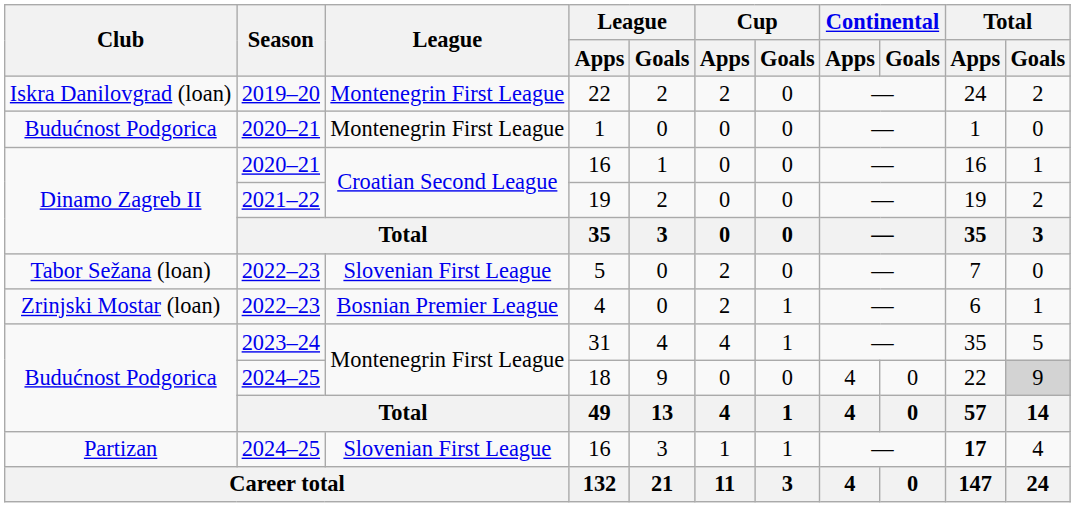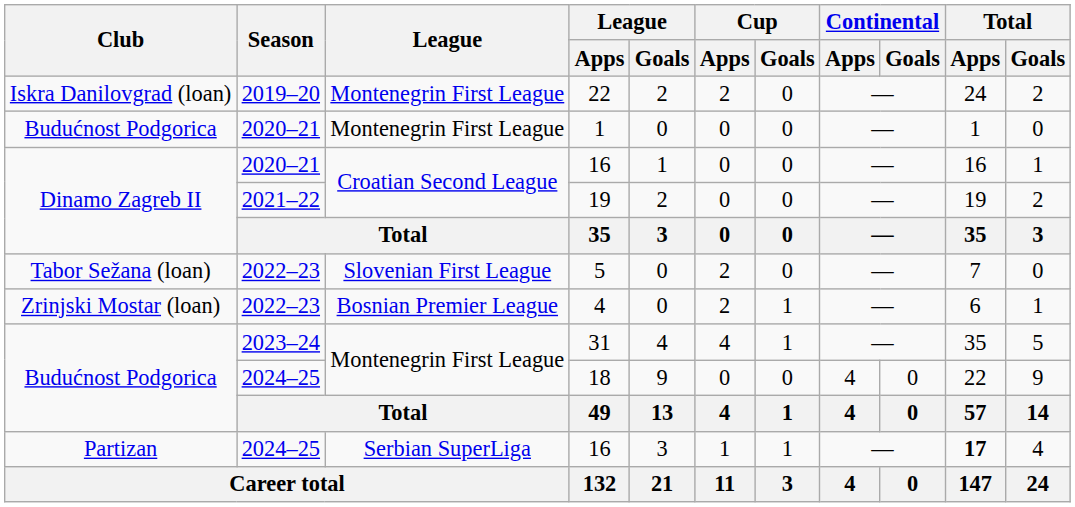(1038, 377) lightgrey background -> (1038, 377) no background
(447, 448) Slovenian First League -> (447, 448) Serbian SuperLiga
